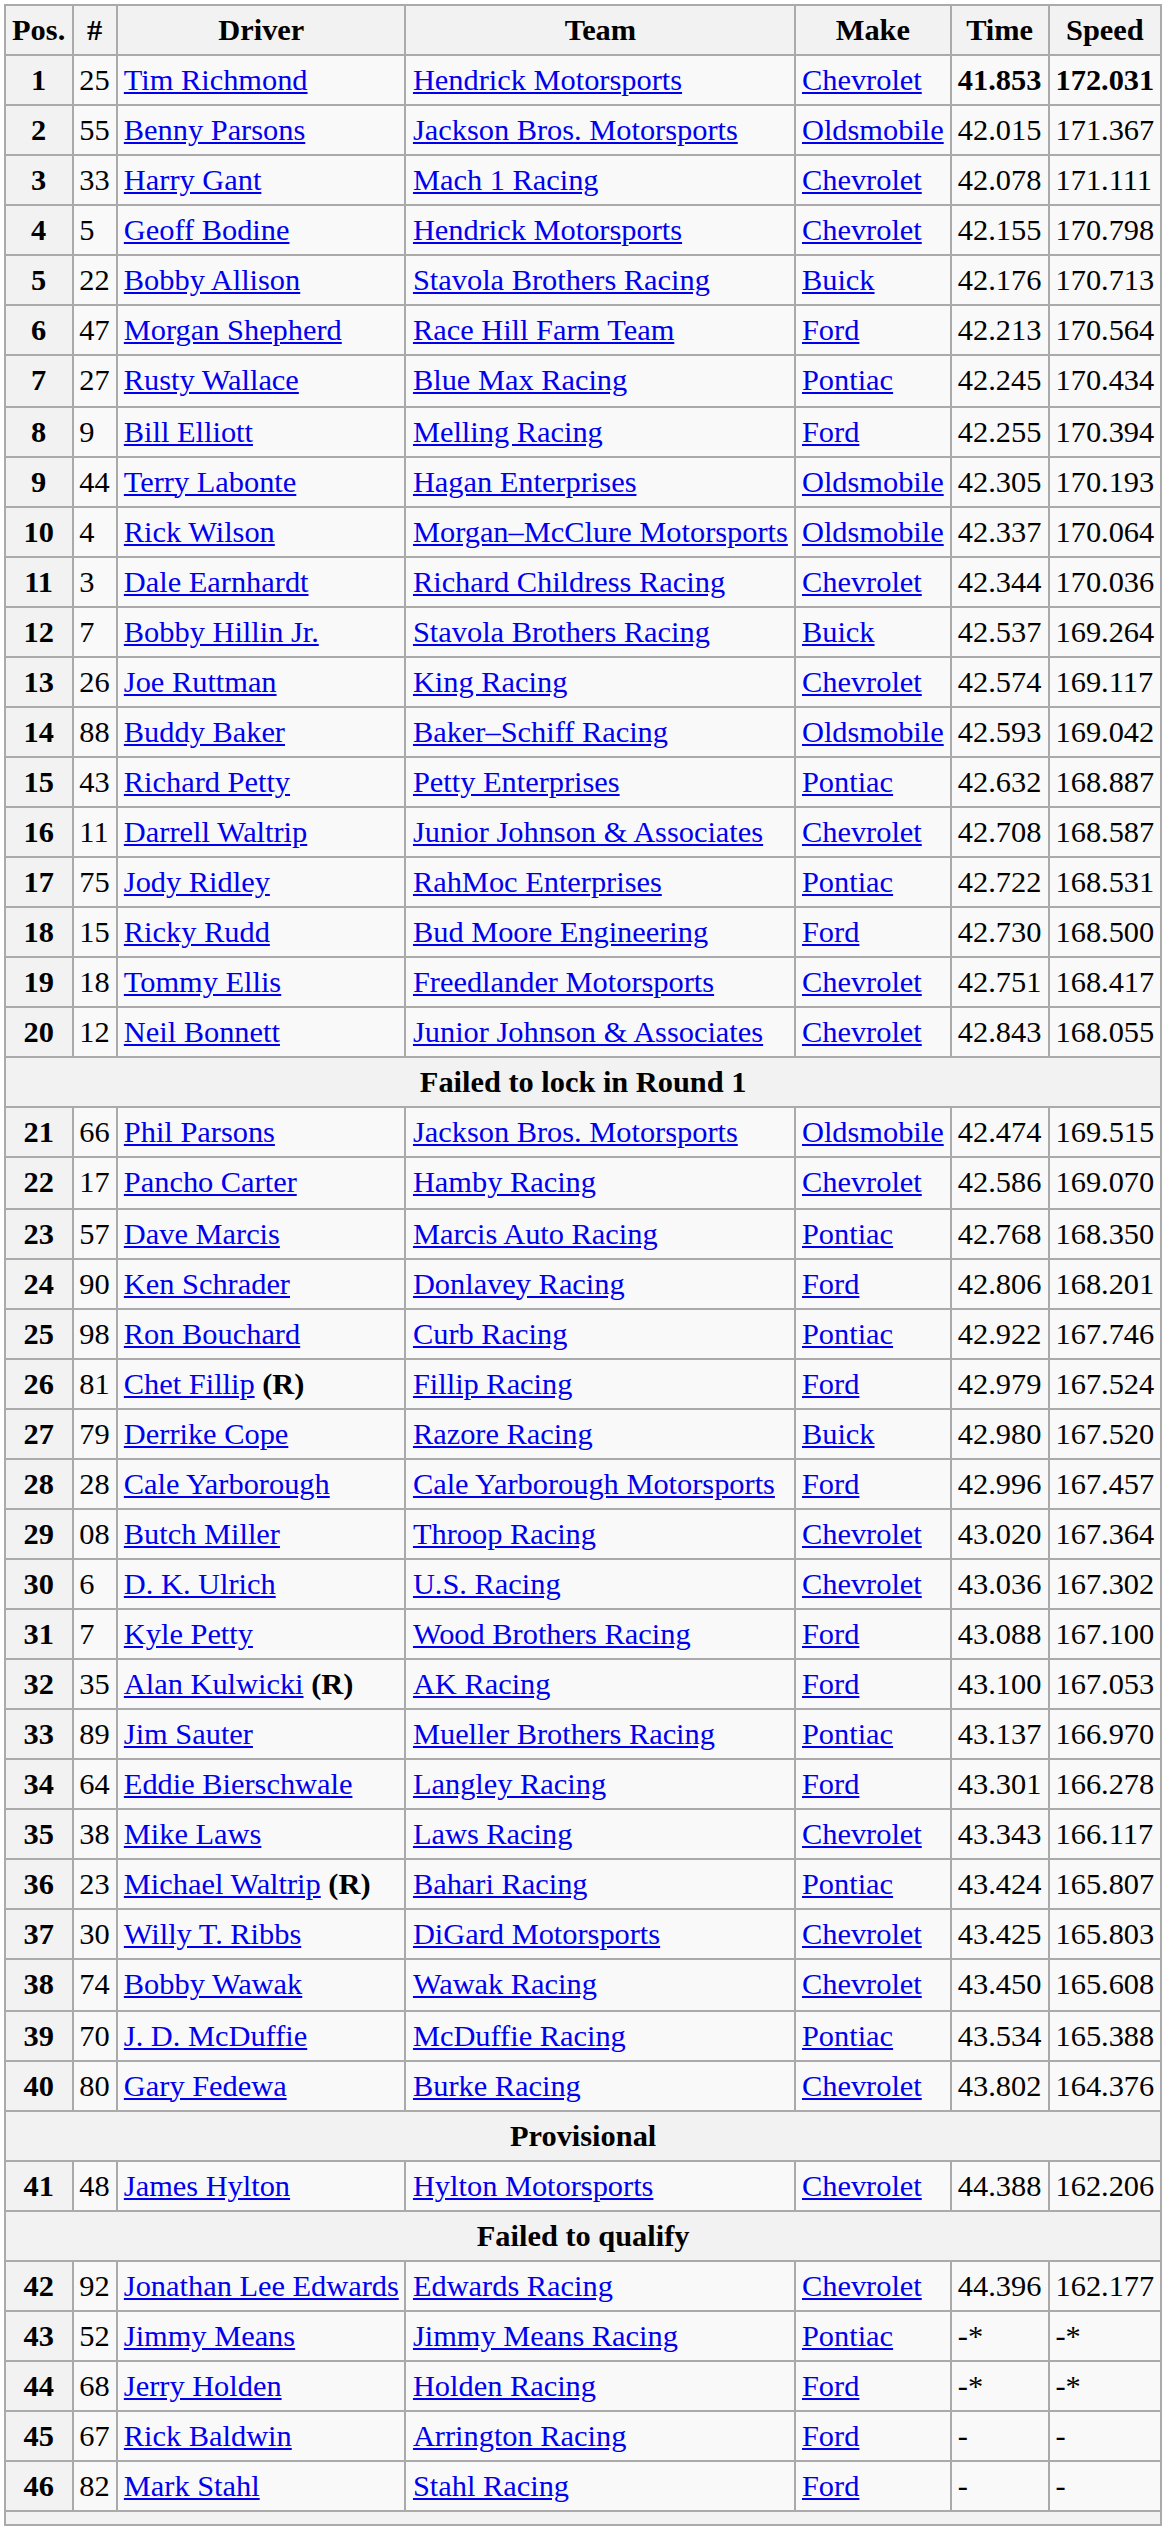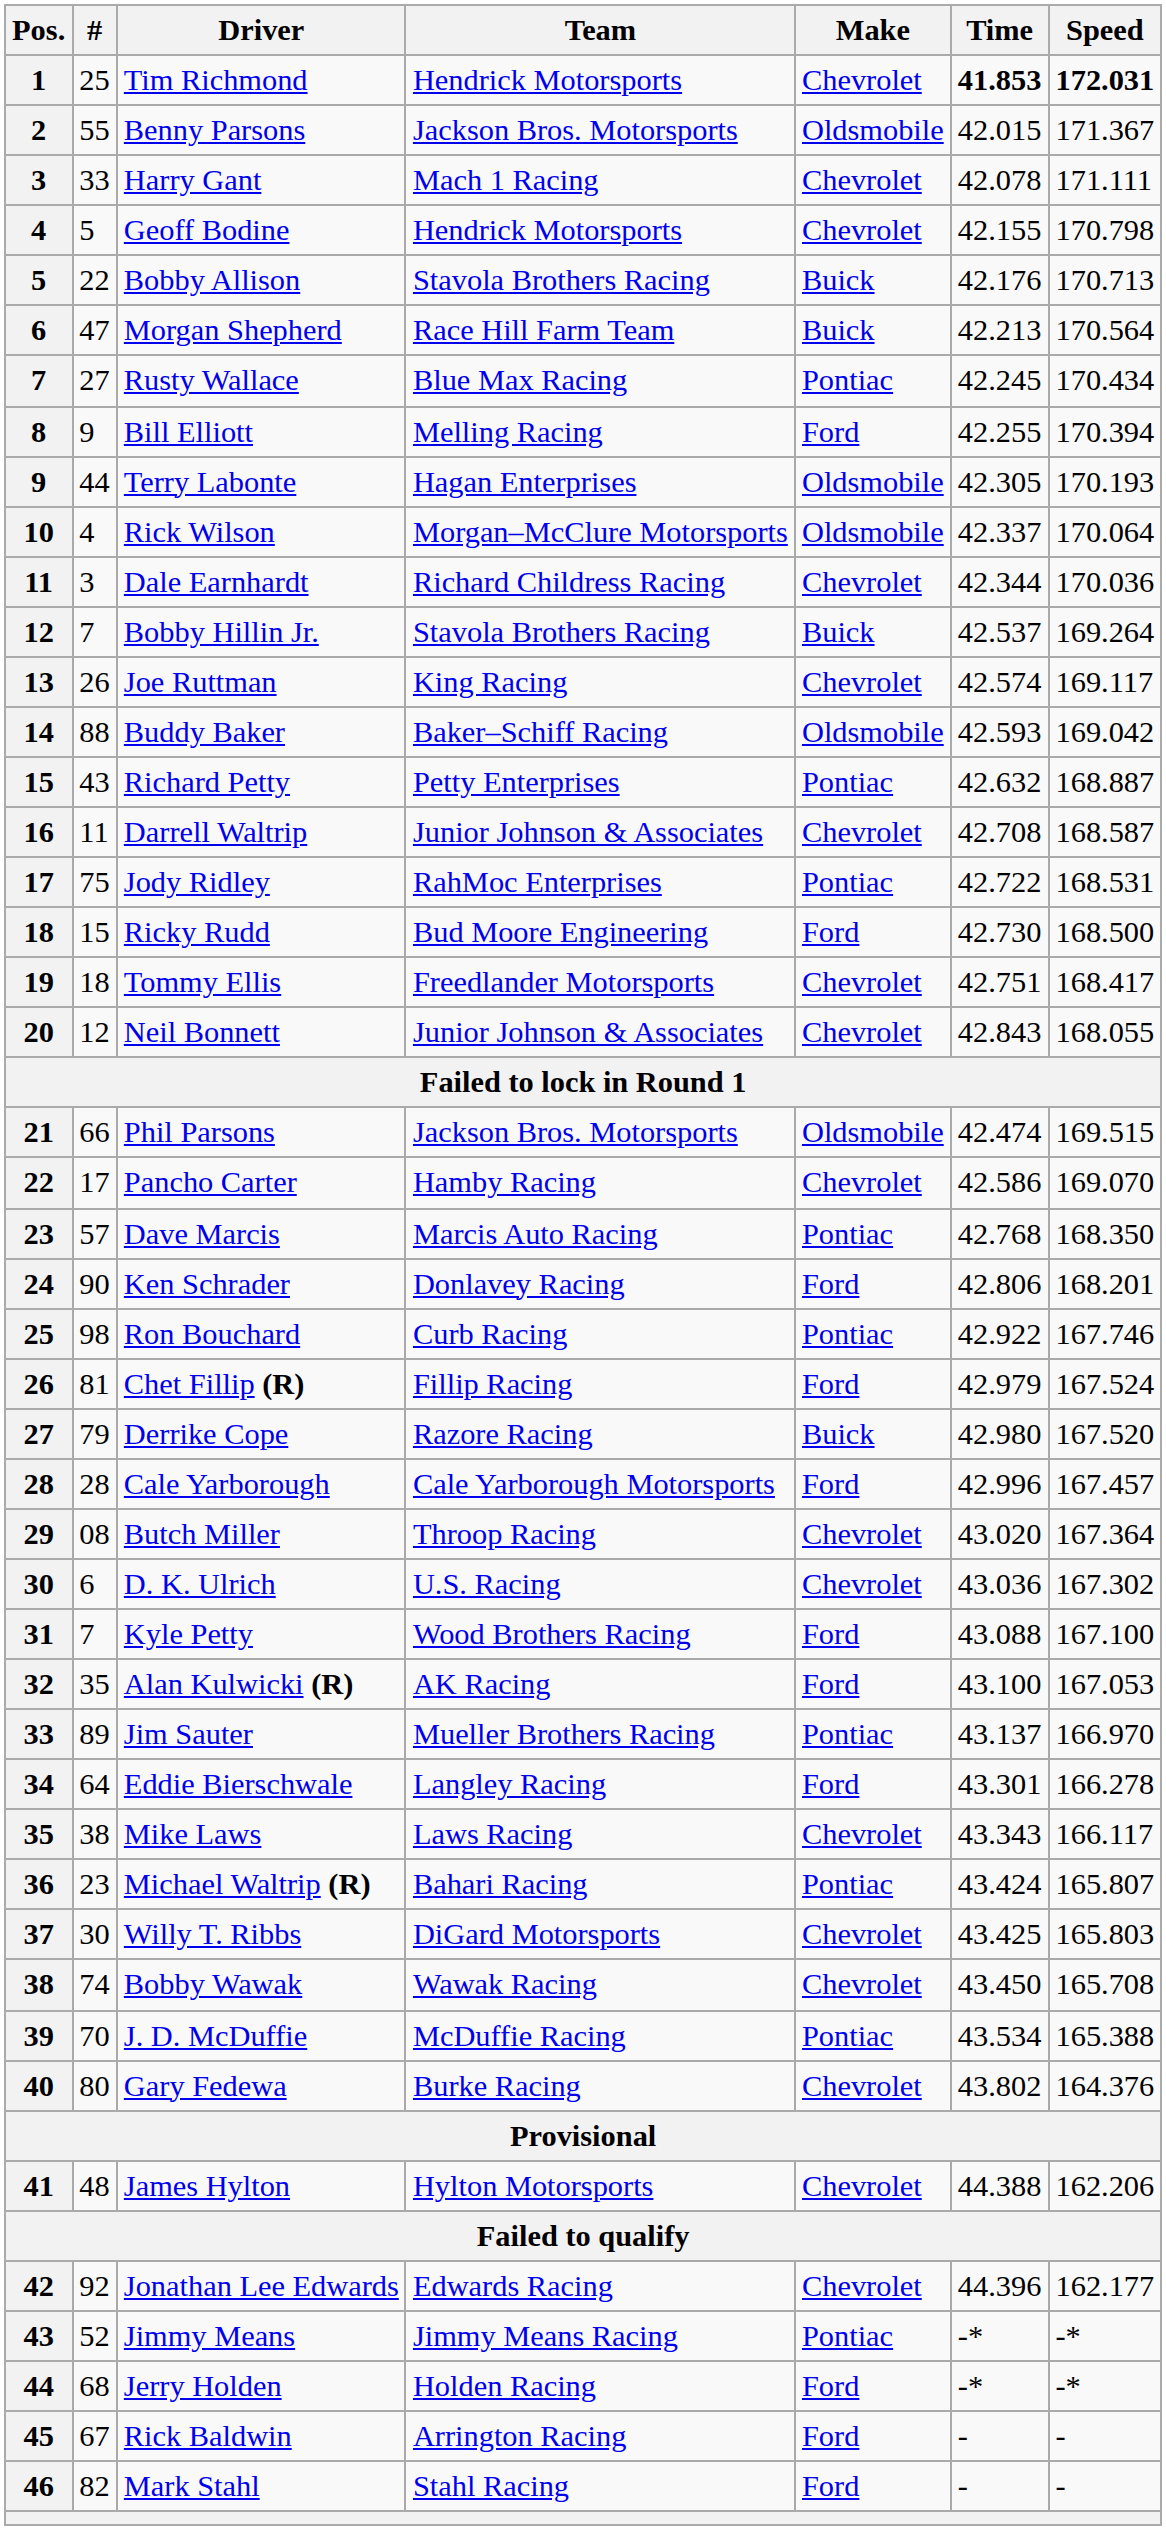(831, 330) Ford -> (838, 330) Buick
(1105, 1984) 165.608 -> (1105, 1984) 165.708
